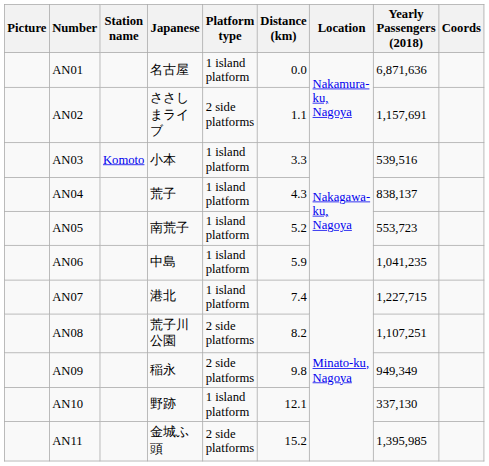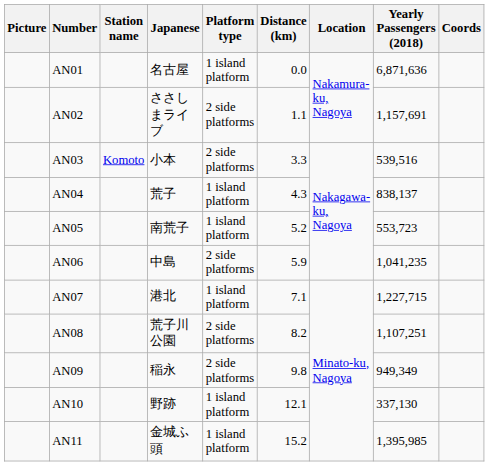(227, 159) 1 island platform -> (230, 159) 2 side platforms
(227, 262) 1 island platform -> (230, 262) 2 side platforms
(299, 297) 7.4 -> (299, 297) 7.1
(230, 441) 2 side platforms -> (227, 441) 1 island platform
